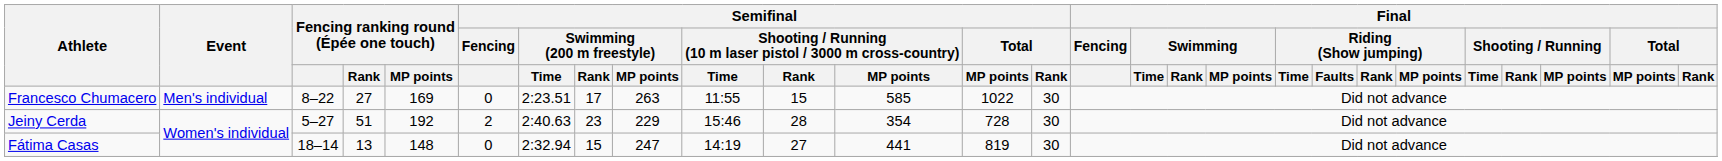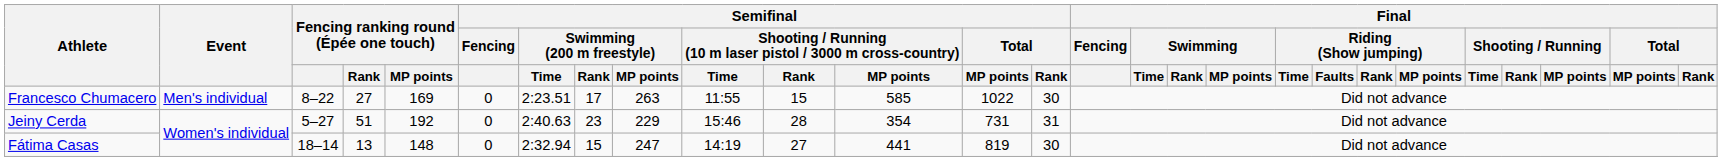(488, 122) 2 -> (488, 122) 0
(997, 122) 728 -> (997, 122) 731
(1051, 122) 30 -> (1051, 122) 31
